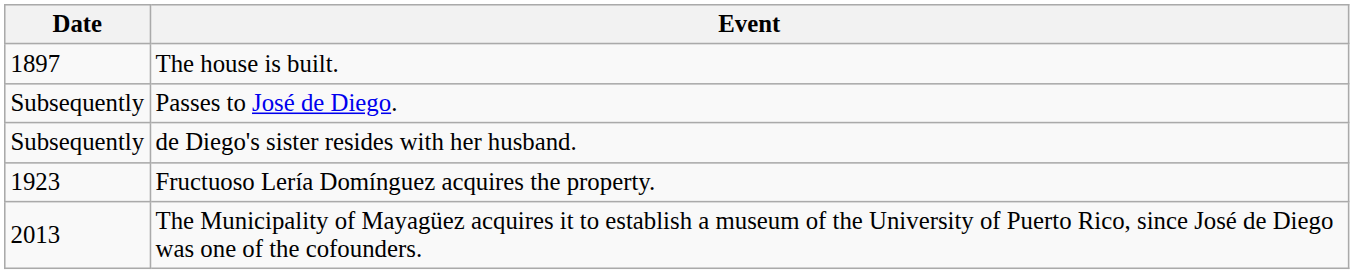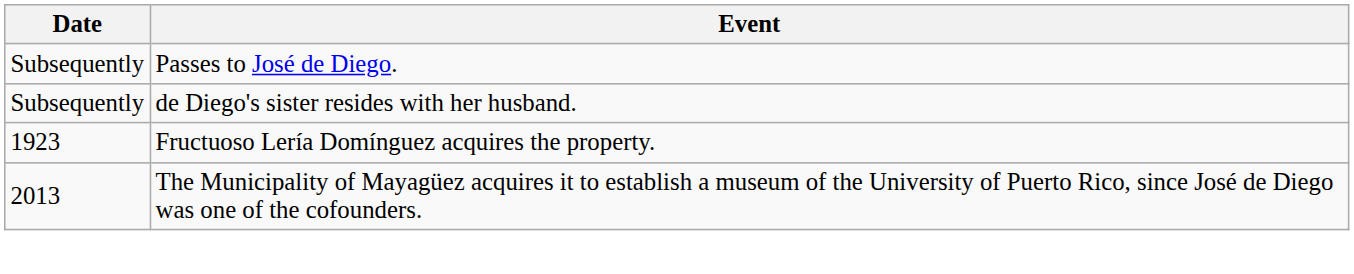- row: (247, 63)
